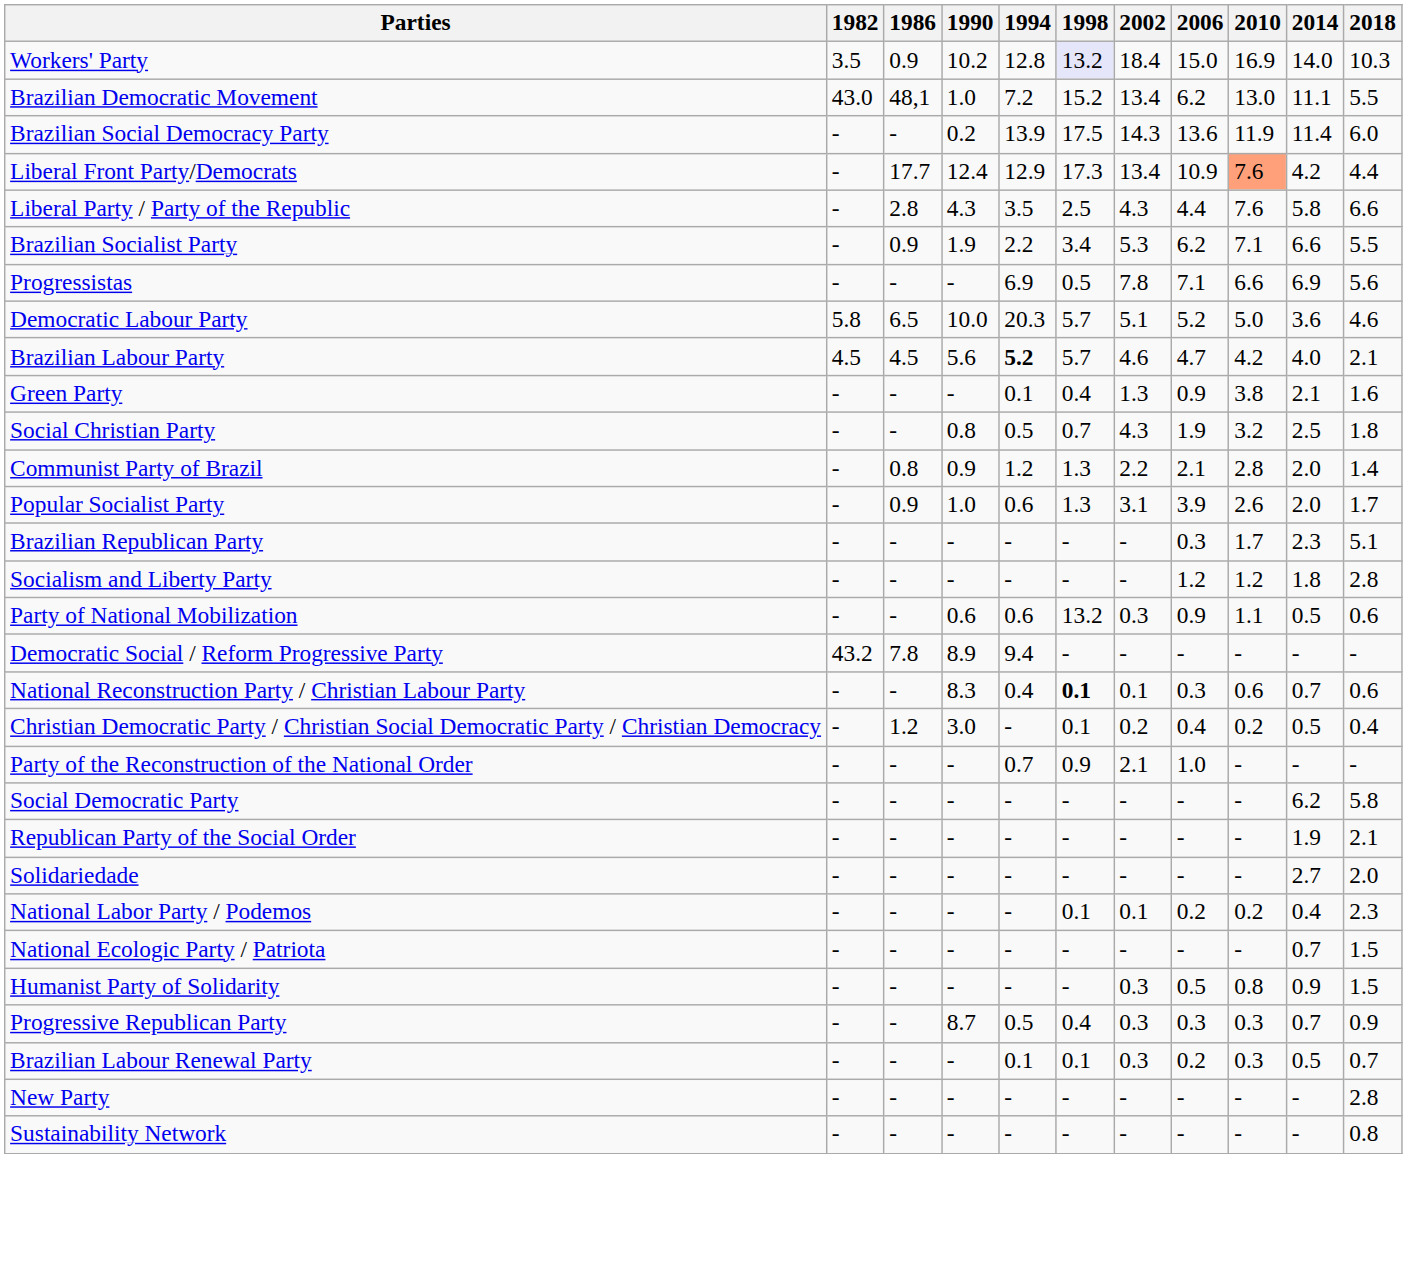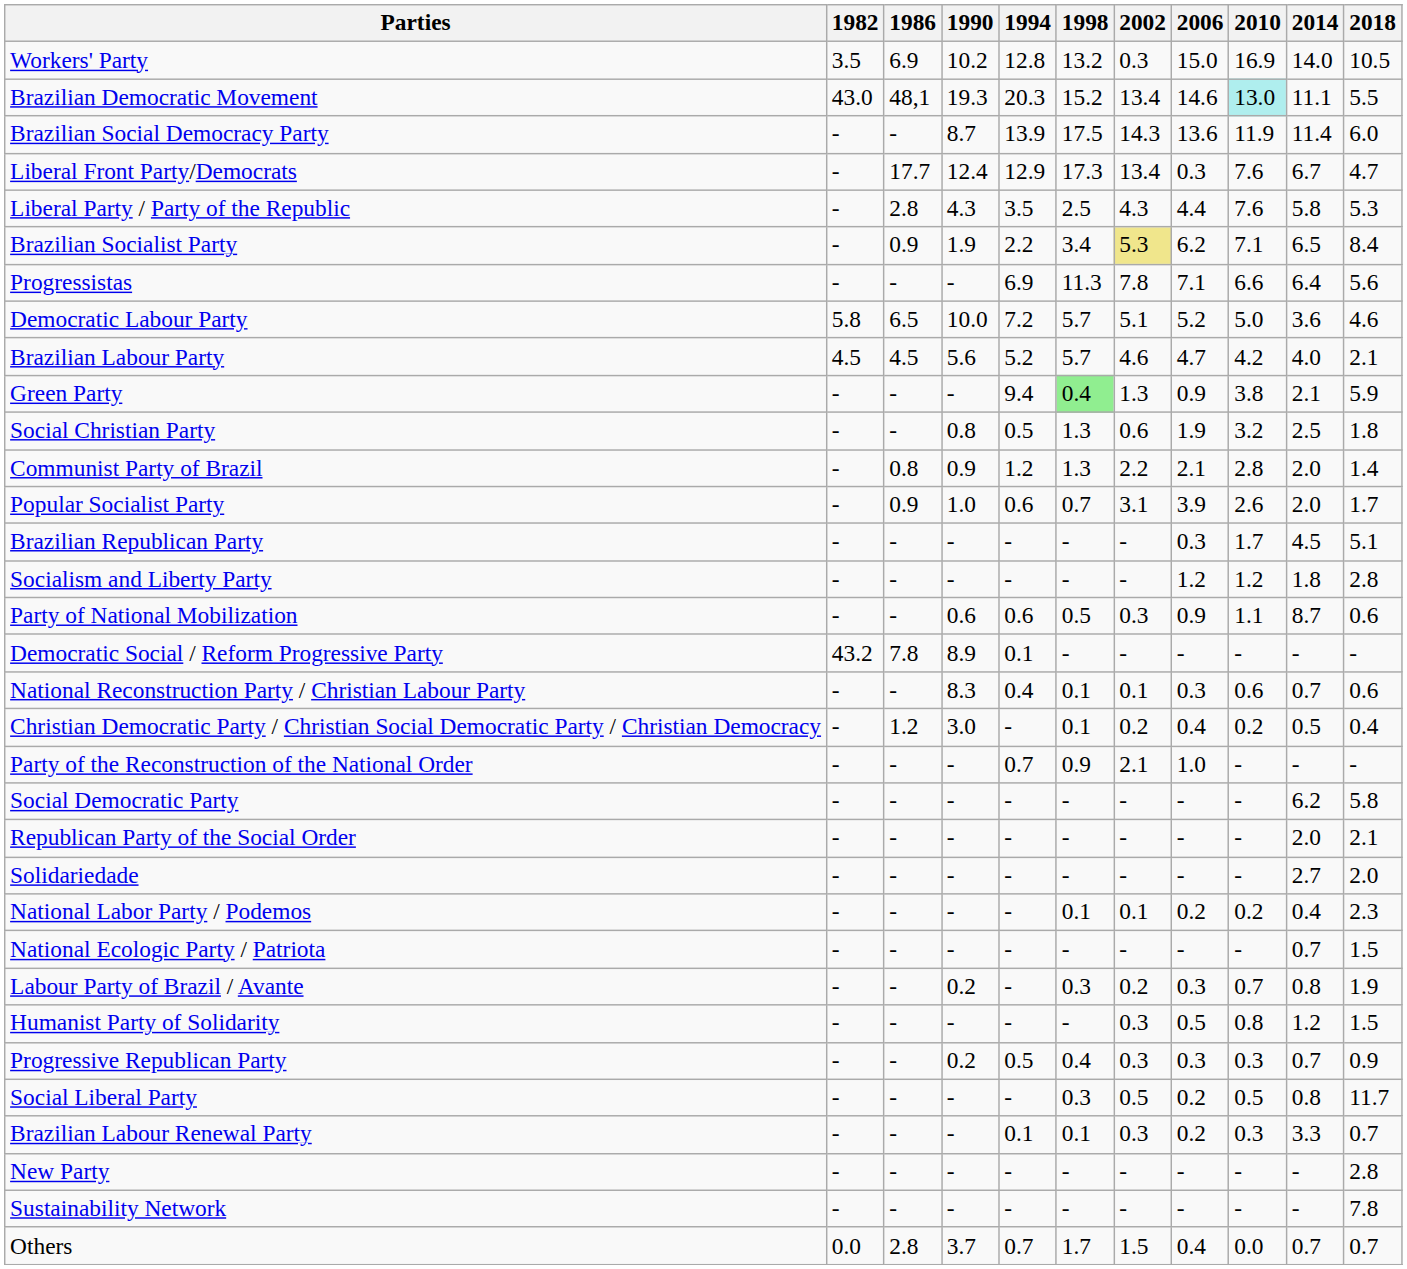(904, 60) 0.9 -> (904, 60) 6.9
(1082, 60) lavender background -> (1082, 60) no background
(1140, 60) 18.4 -> (1134, 60) 0.3
(1370, 60) 10.3 -> (1370, 60) 10.5
(961, 97) 1.0 -> (967, 97) 19.3
(1019, 97) 7.2 -> (1025, 97) 20.3
(1191, 97) 6.2 -> (1197, 97) 14.6
(1255, 97) no background -> (1255, 97) paleturquoise background
(961, 134) 0.2 -> (961, 134) 8.7
(1197, 171) 10.9 -> (1191, 171) 0.3
(1249, 171) lightsalmon background -> (1249, 171) no background
(1306, 171) 4.2 -> (1306, 171) 6.7
(1364, 171) 4.4 -> (1364, 171) 4.7
(1364, 208) 6.6 -> (1364, 208) 5.3
(1134, 245) no background -> (1134, 245) khaki background
(1306, 245) 6.6 -> (1306, 245) 6.5
(1364, 245) 5.5 -> (1364, 245) 8.4
(1076, 282) 0.5 -> (1082, 282) 11.3
(1306, 282) 6.9 -> (1306, 282) 6.4
(1025, 319) 20.3 -> (1019, 319) 7.2
(1019, 356) bold -> (1019, 356) normal
(1019, 393) 0.1 -> (1019, 393) 9.4
(1076, 393) no background -> (1076, 393) lightgreen background
(1364, 393) 1.6 -> (1364, 393) 5.9
(1076, 430) 0.7 -> (1076, 430) 1.3
(1134, 430) 4.3 -> (1134, 430) 0.6
(1076, 504) 1.3 -> (1076, 504) 0.7
(1306, 541) 2.3 -> (1306, 541) 4.5
(1082, 615) 13.2 -> (1076, 615) 0.5
(1306, 615) 0.5 -> (1306, 615) 8.7
(1019, 652) 9.4 -> (1019, 652) 0.1
(1076, 689) bold -> (1076, 689) normal
(1306, 838) 1.9 -> (1306, 838) 2.0
+ row: (157, 986)
(1306, 986) 0.9 -> (1306, 1023) 1.2
(961, 1023) 8.7 -> (961, 1060) 0.2
+ row: (104, 1097)
(1306, 1060) 0.5 -> (1306, 1134) 3.3
(1364, 1134) 0.8 -> (1364, 1208) 7.8
+ row: (41, 1245)
